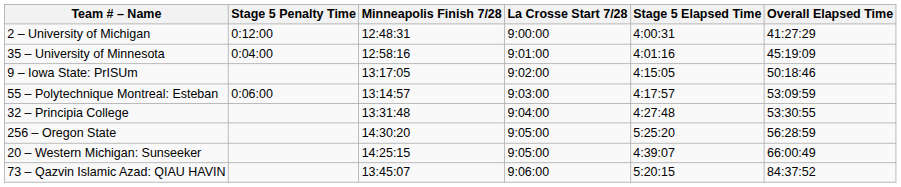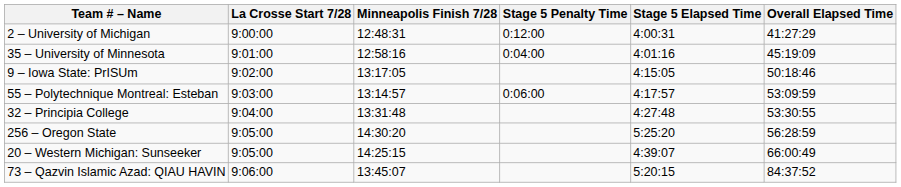columns swapped: (567, 14) <-> (294, 14)
